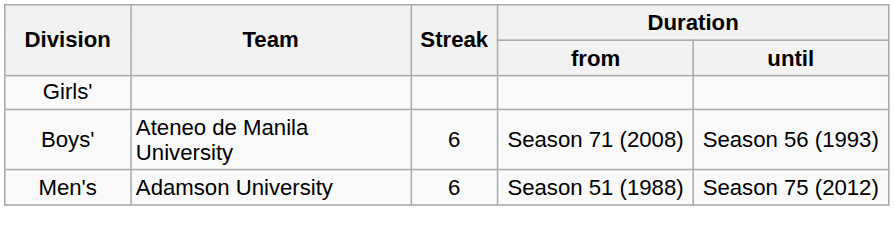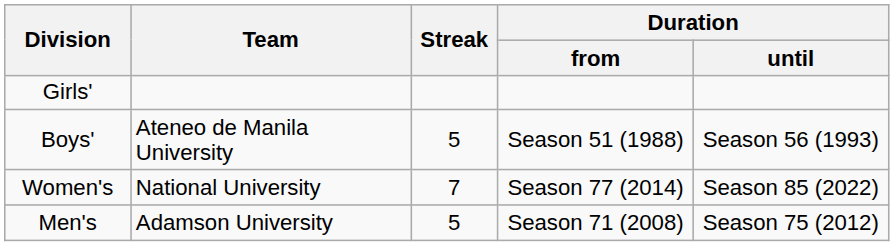(454, 140) 6 -> (454, 140) 5
(596, 140) Season 71 (2008) -> (596, 140) Season 51 (1988)
+ row: (68, 187)
(454, 187) 6 -> (454, 222) 5
(596, 187) Season 51 (1988) -> (596, 222) Season 71 (2008)
